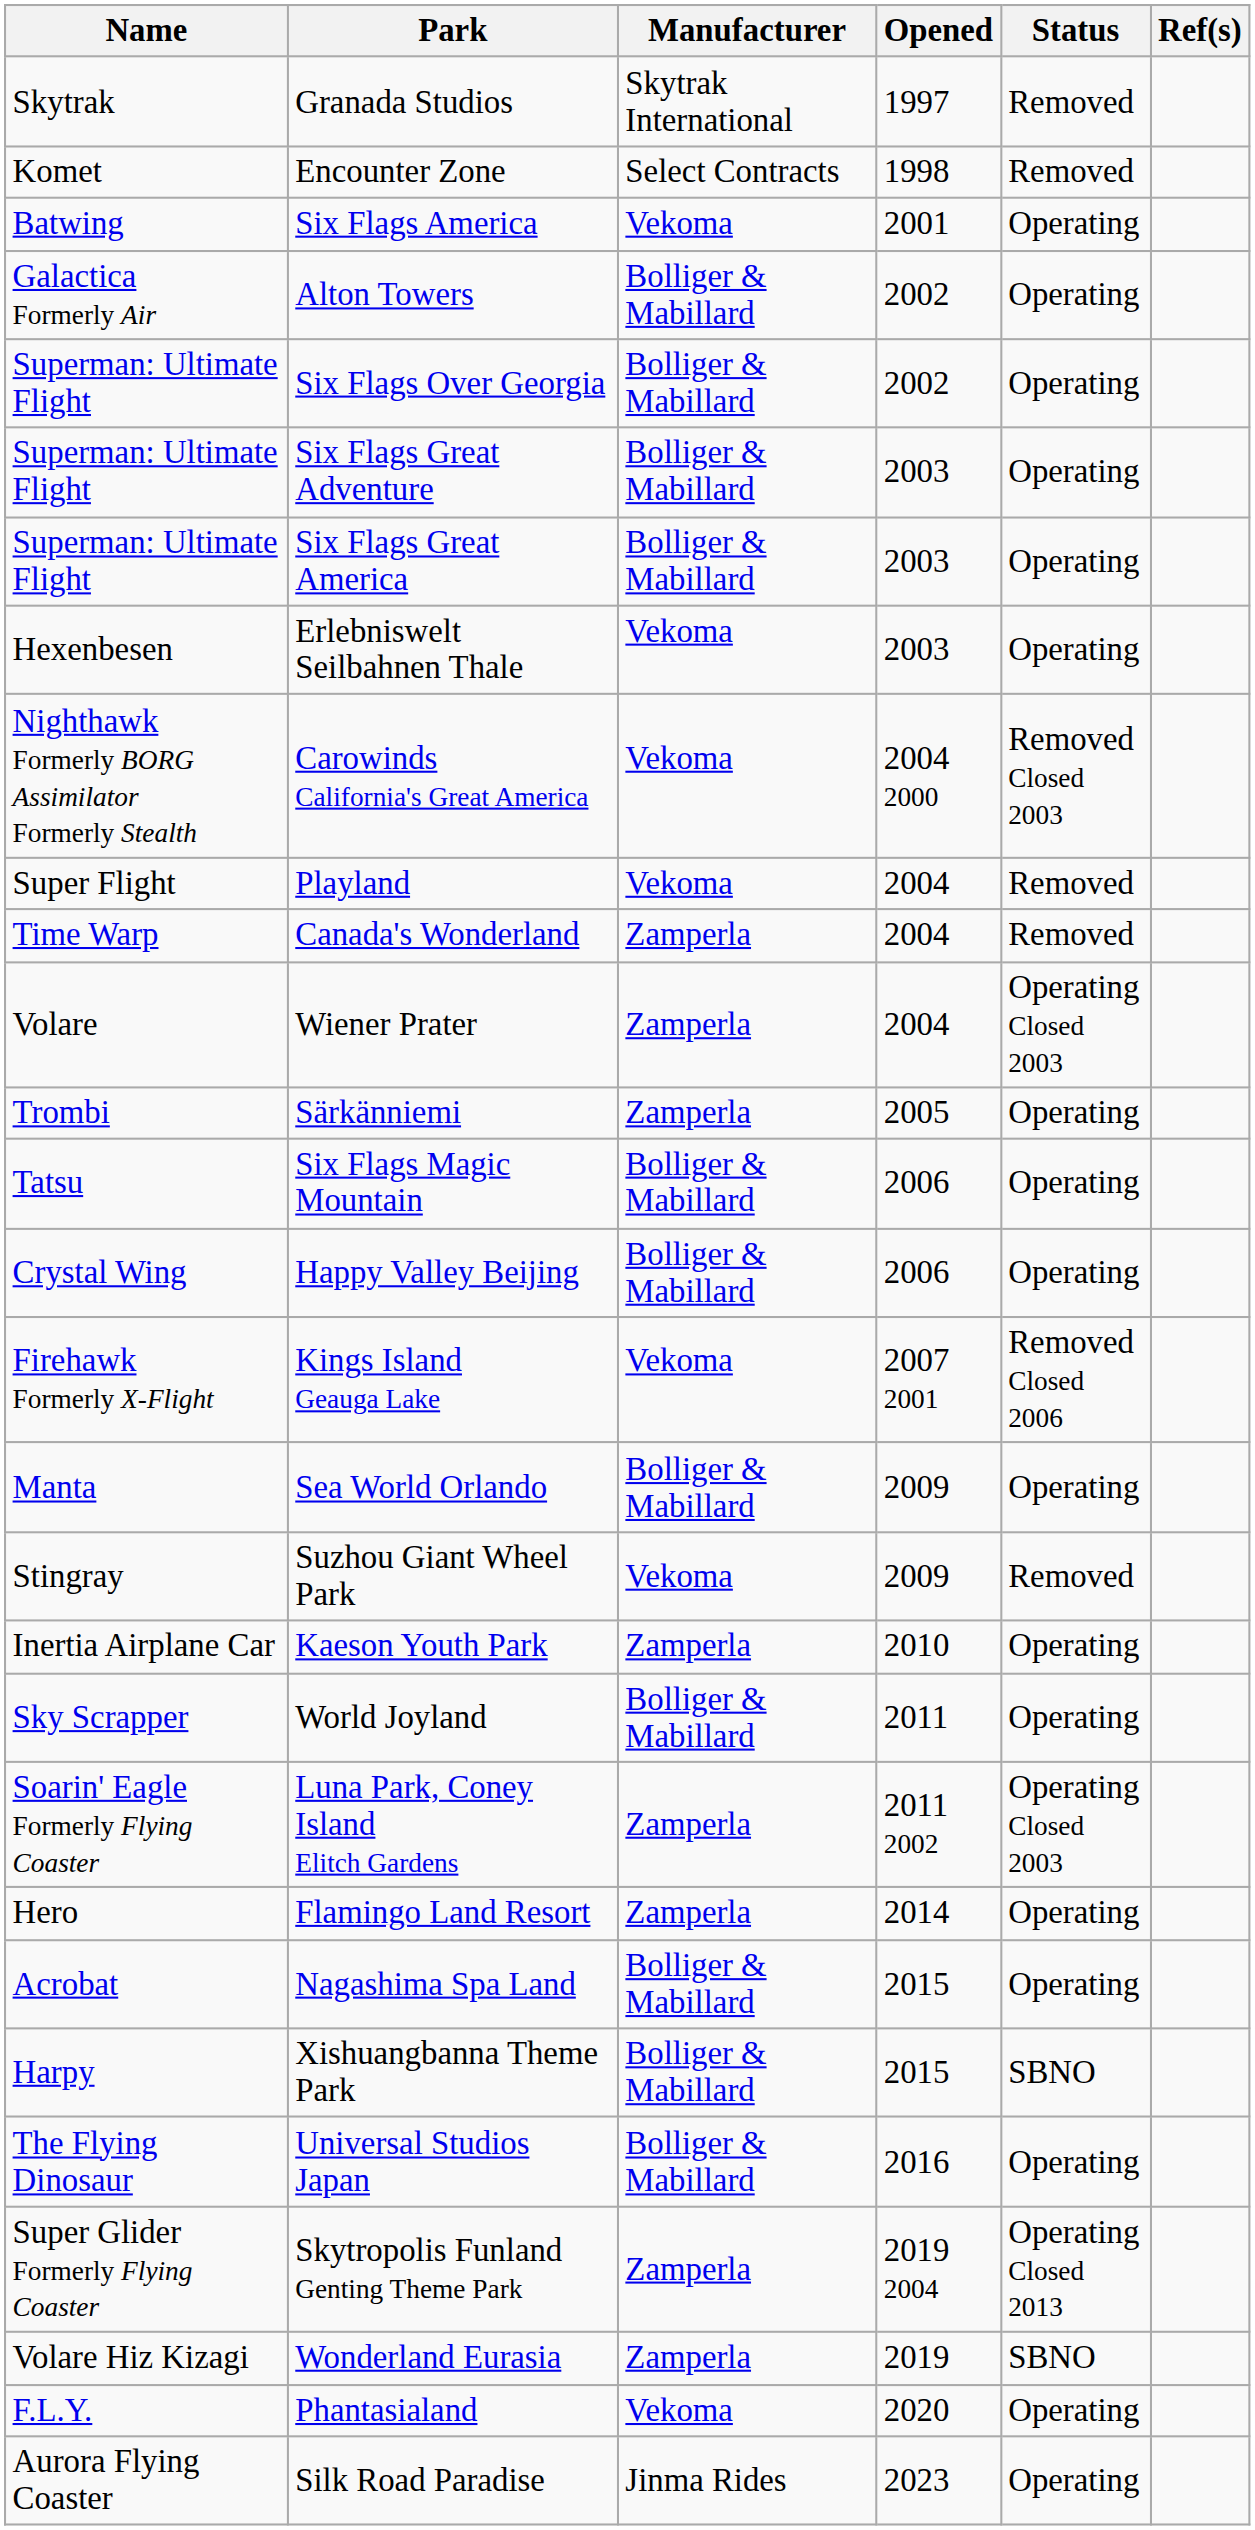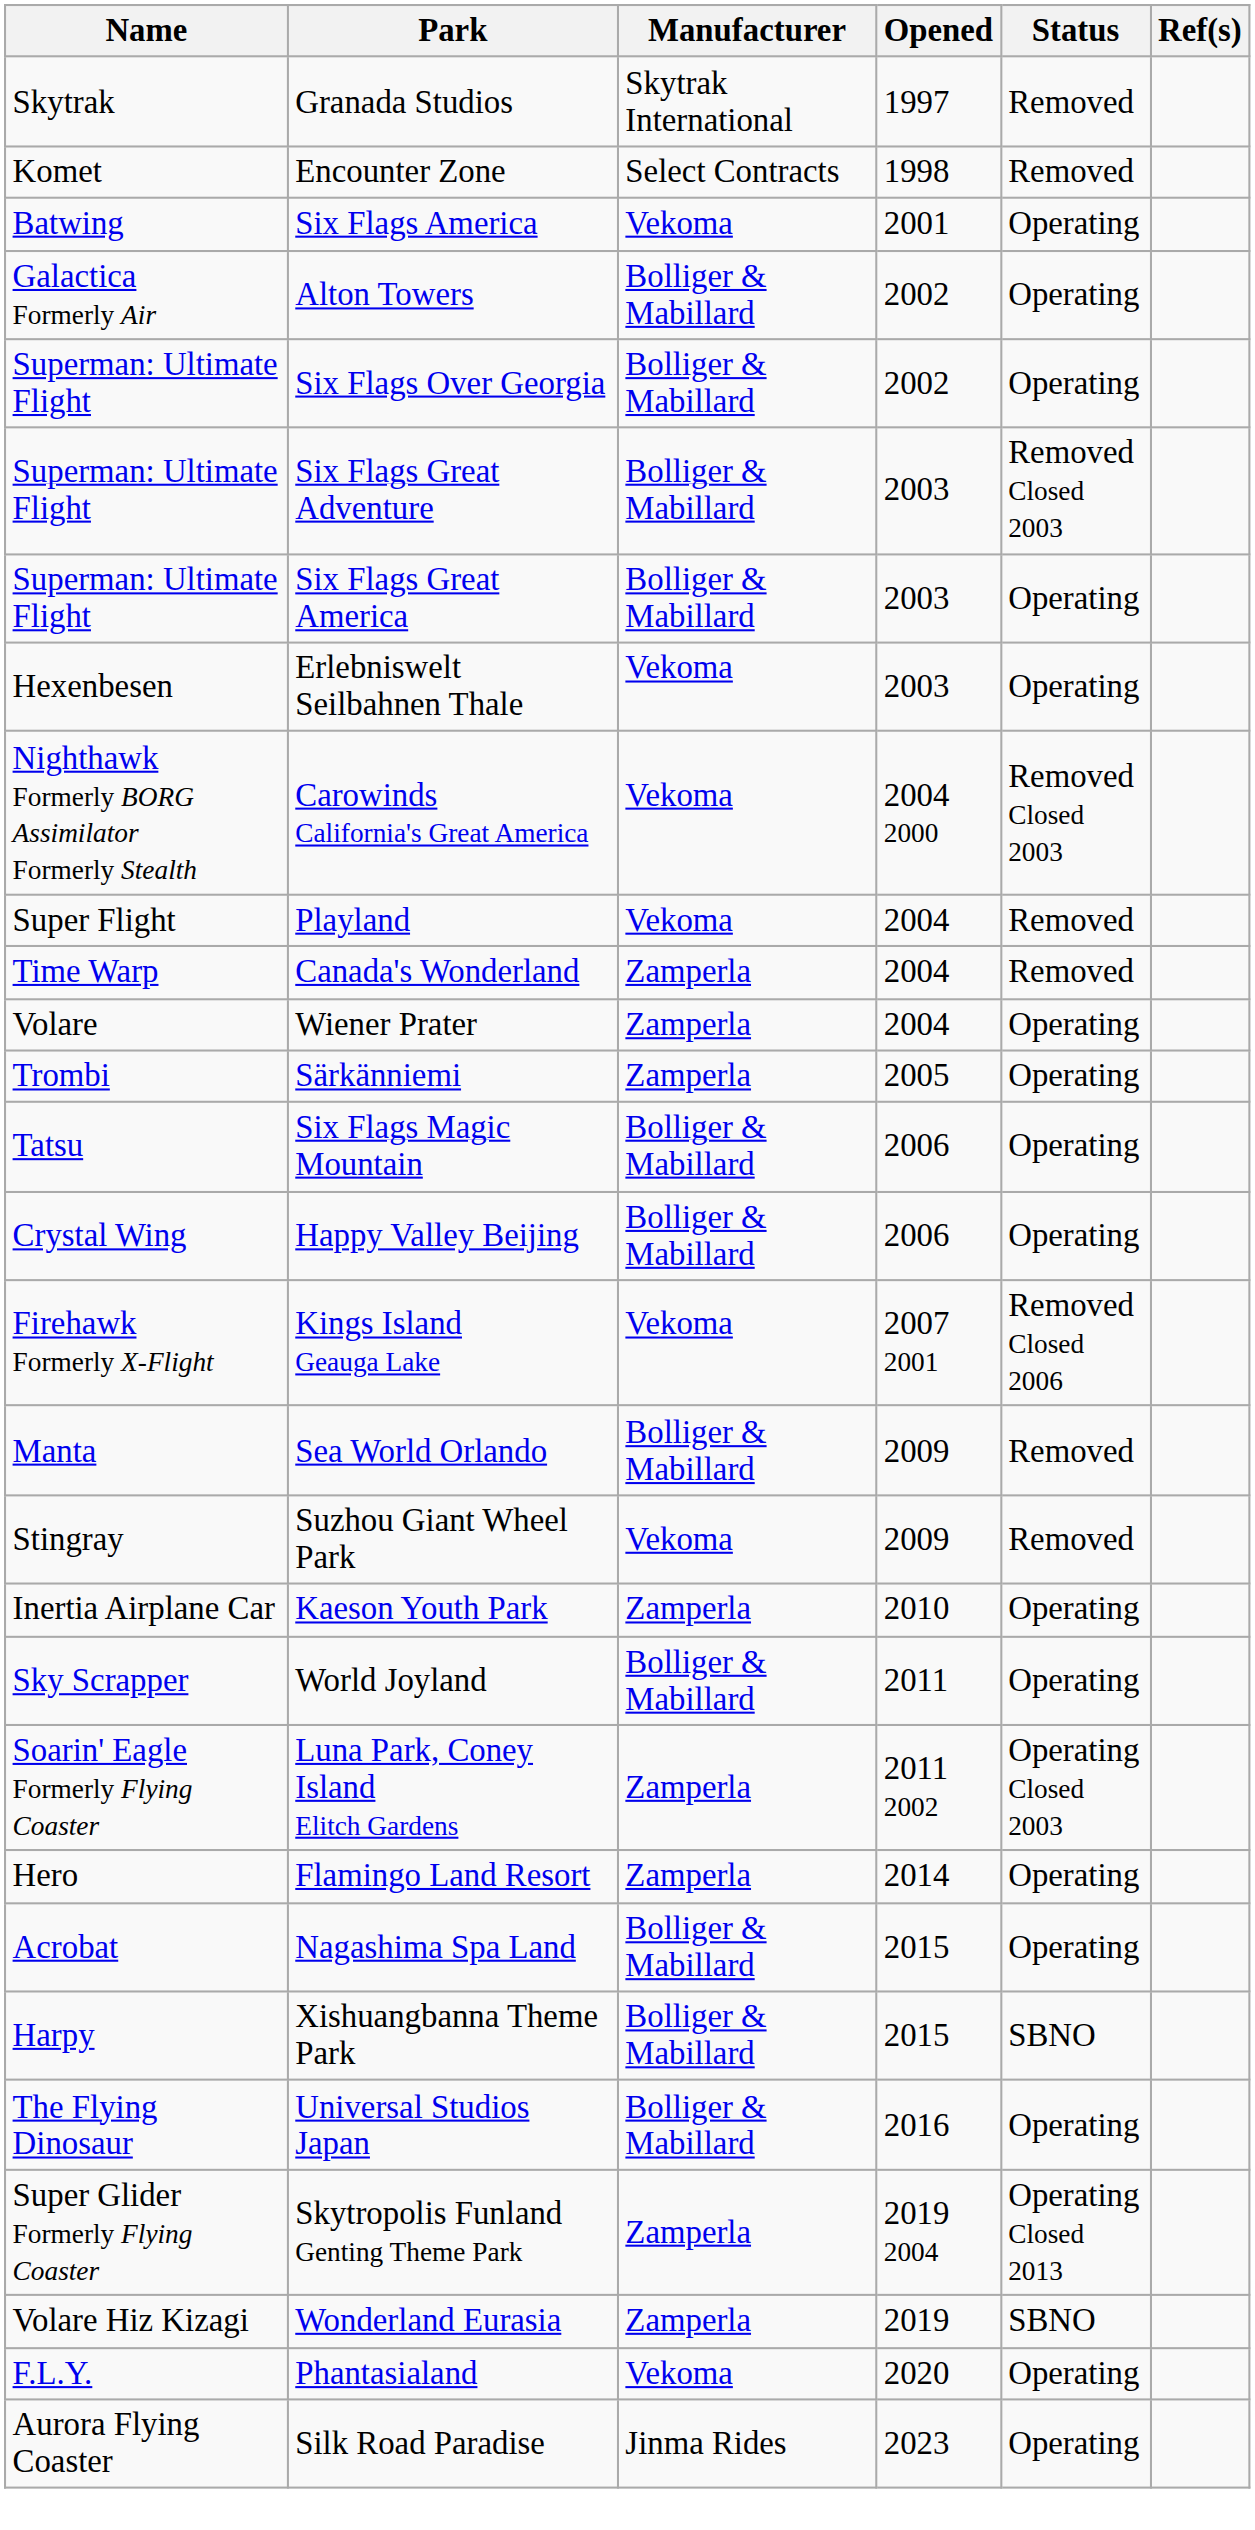(1074, 471) Operating -> (1071, 490) Removed Closed 2003
(1074, 1023) Operating Closed 2003 -> (1074, 1023) Operating
(1074, 1486) Operating -> (1071, 1449) Removed
